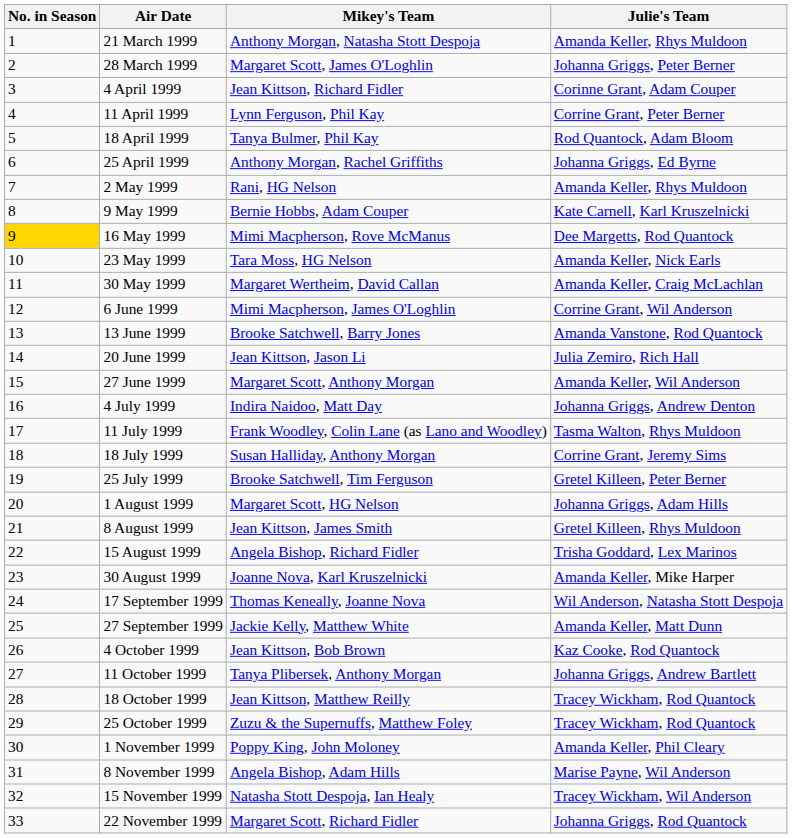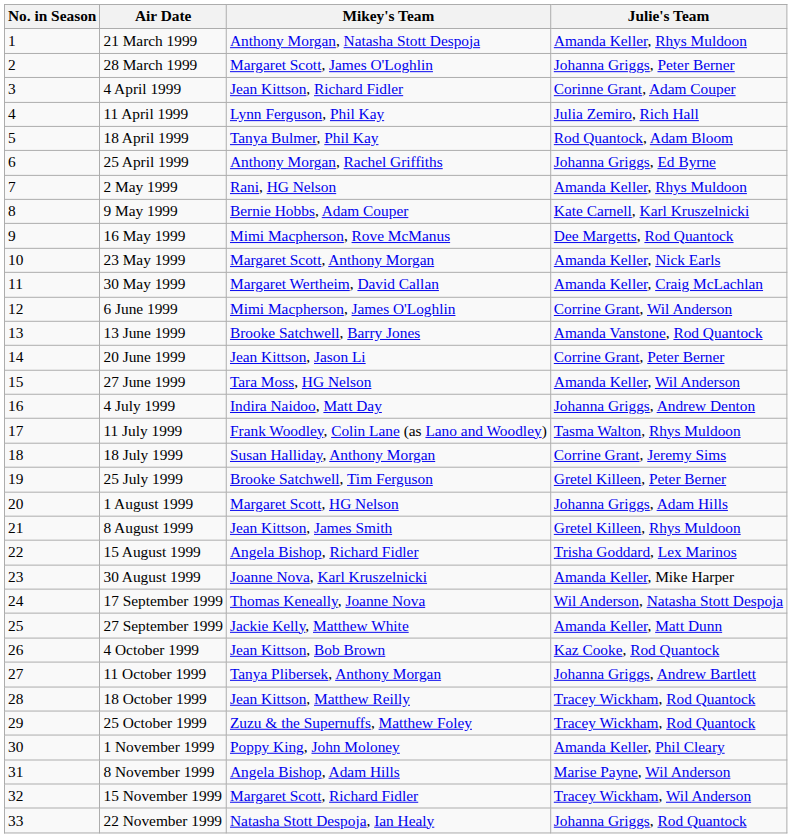(639, 114) Corrine Grant, Peter Berner -> (626, 114) Julia Zemiro, Rich Hall
(12, 235) gold background -> (12, 235) no background
(301, 260) Tara Moss, HG Nelson -> (332, 260) Margaret Scott, Anthony Morgan
(626, 357) Julia Zemiro, Rich Hall -> (639, 357) Corrine Grant, Peter Berner
(332, 382) Margaret Scott, Anthony Morgan -> (301, 382) Tara Moss, HG Nelson
(332, 796) Natasha Stott Despoja, Ian Healy -> (324, 796) Margaret Scott, Richard Fidler
(324, 820) Margaret Scott, Richard Fidler -> (332, 820) Natasha Stott Despoja, Ian Healy
